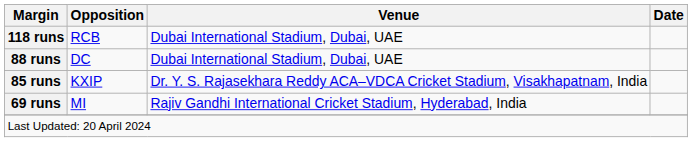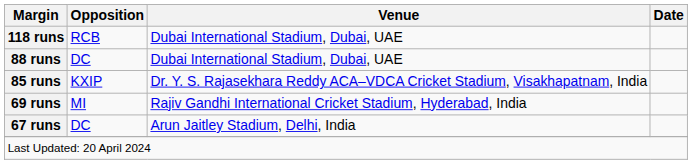+ row: (36, 125)
